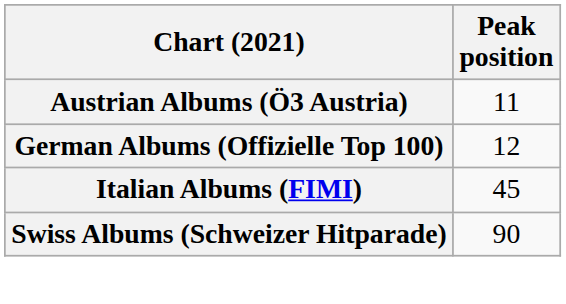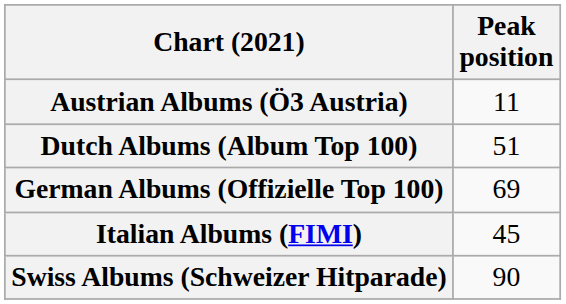+ row: (229, 145)
(506, 145) 12 -> (506, 189) 69
